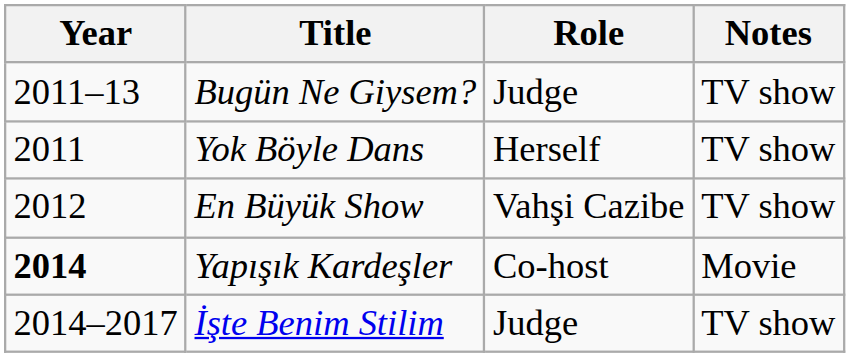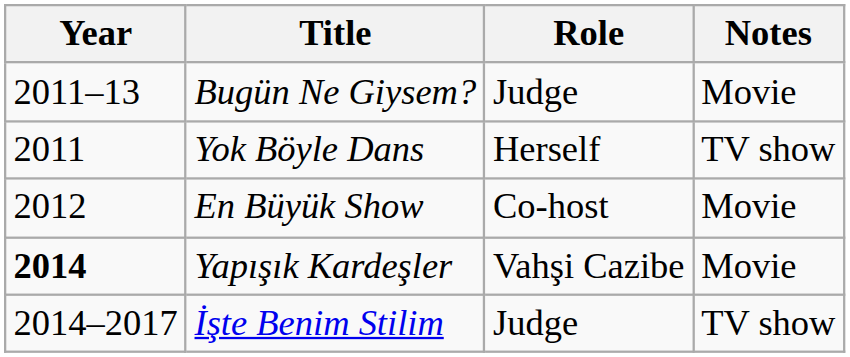(768, 91) TV show -> (749, 91) Movie
(589, 206) Vahşi Cazibe -> (551, 206) Co-host
(768, 206) TV show -> (749, 206) Movie
(551, 264) Co-host -> (589, 264) Vahşi Cazibe
